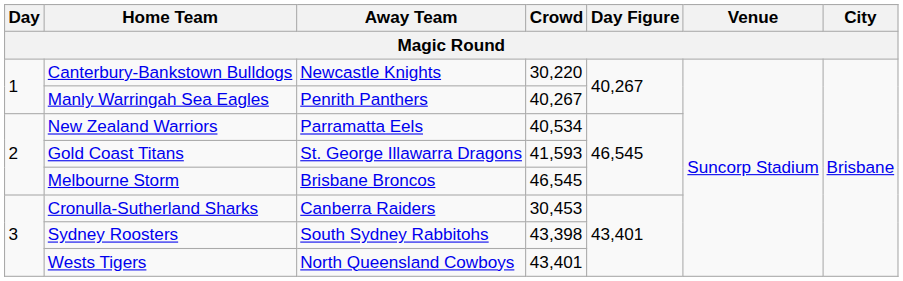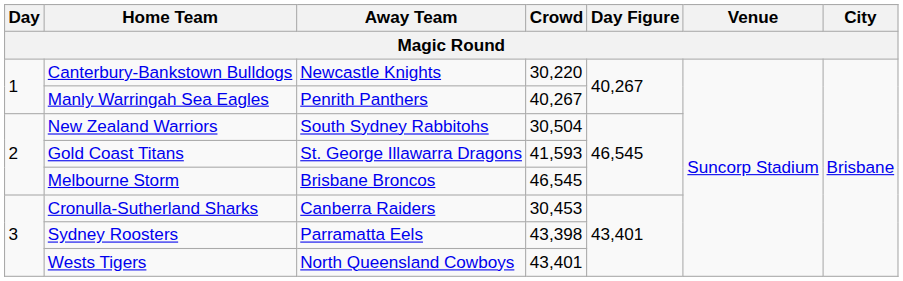(362, 126) Parramatta Eels -> (394, 126) South Sydney Rabbitohs
(556, 126) 40,534 -> (556, 126) 30,504
(394, 235) South Sydney Rabbitohs -> (362, 235) Parramatta Eels
